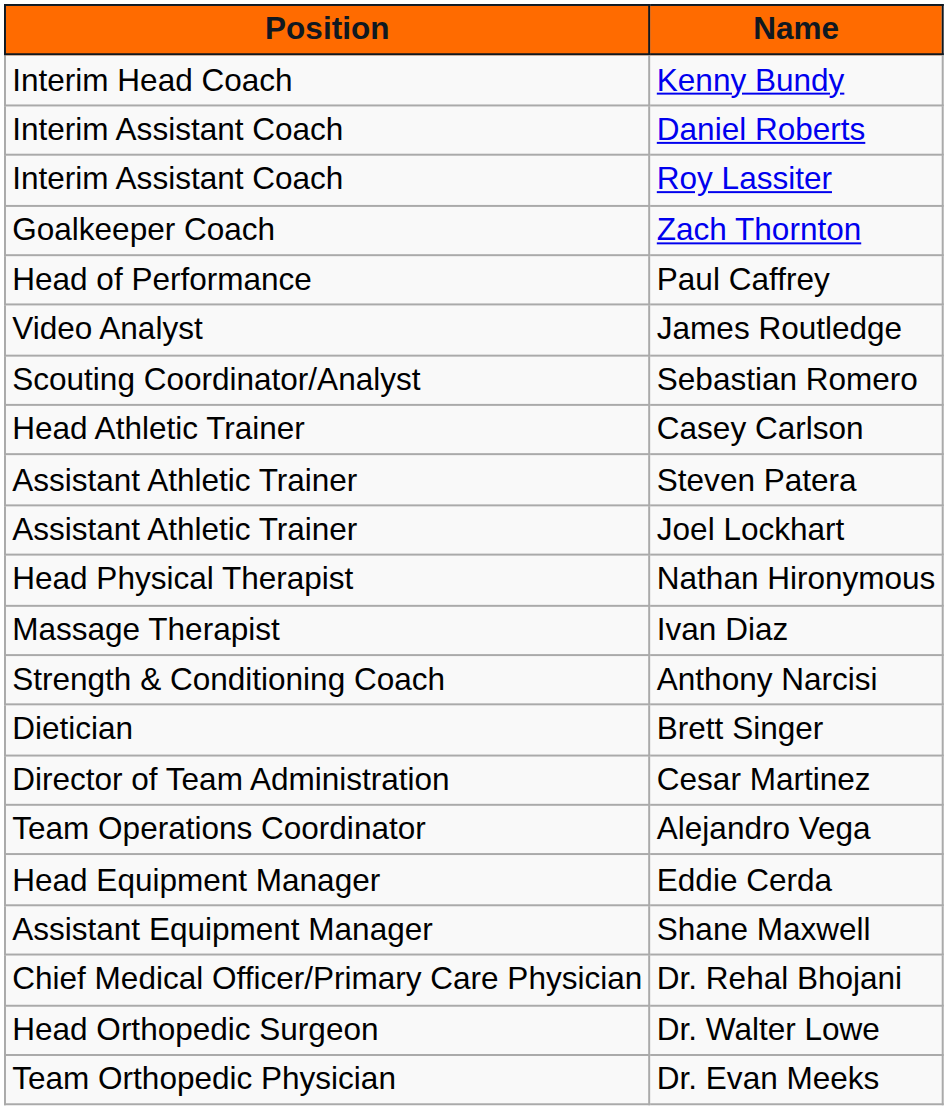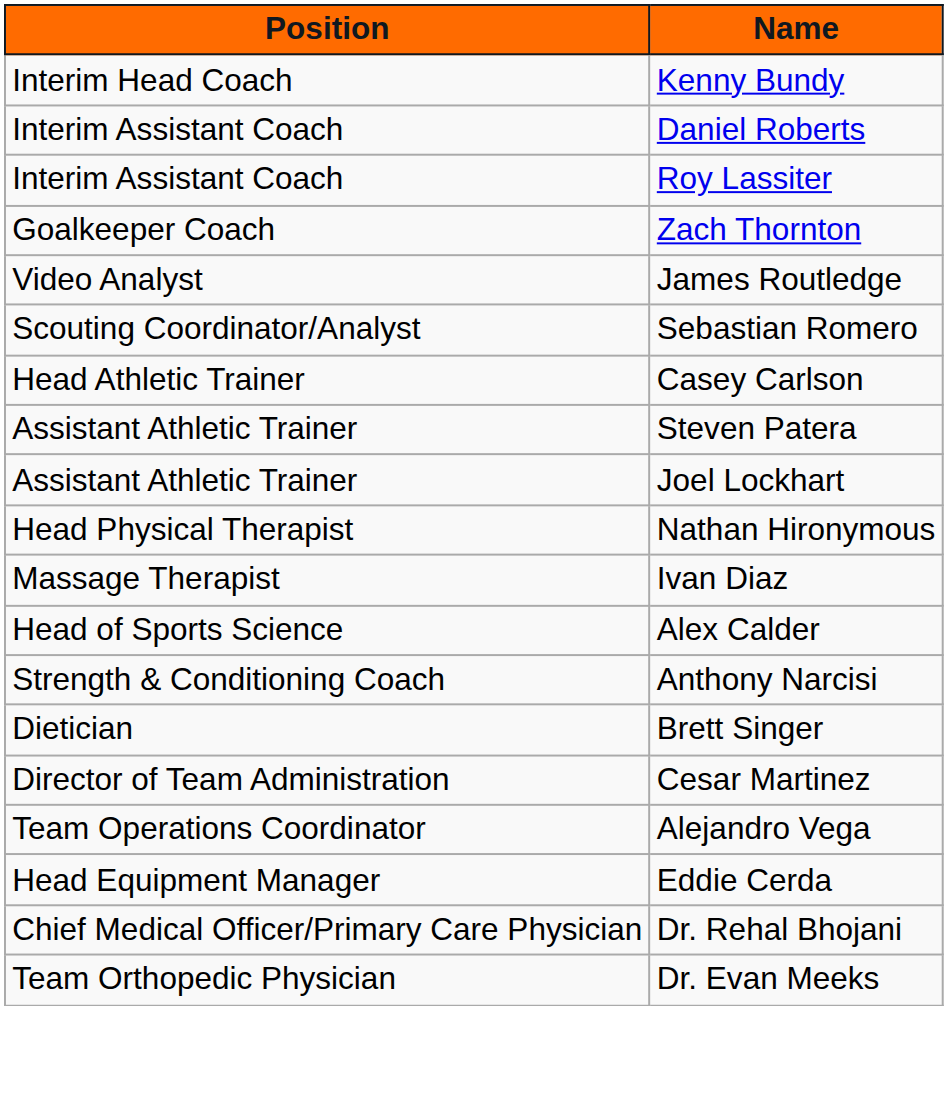- row: (743, 279)
+ row: (738, 629)
- row: (764, 929)
- row: (768, 1029)
